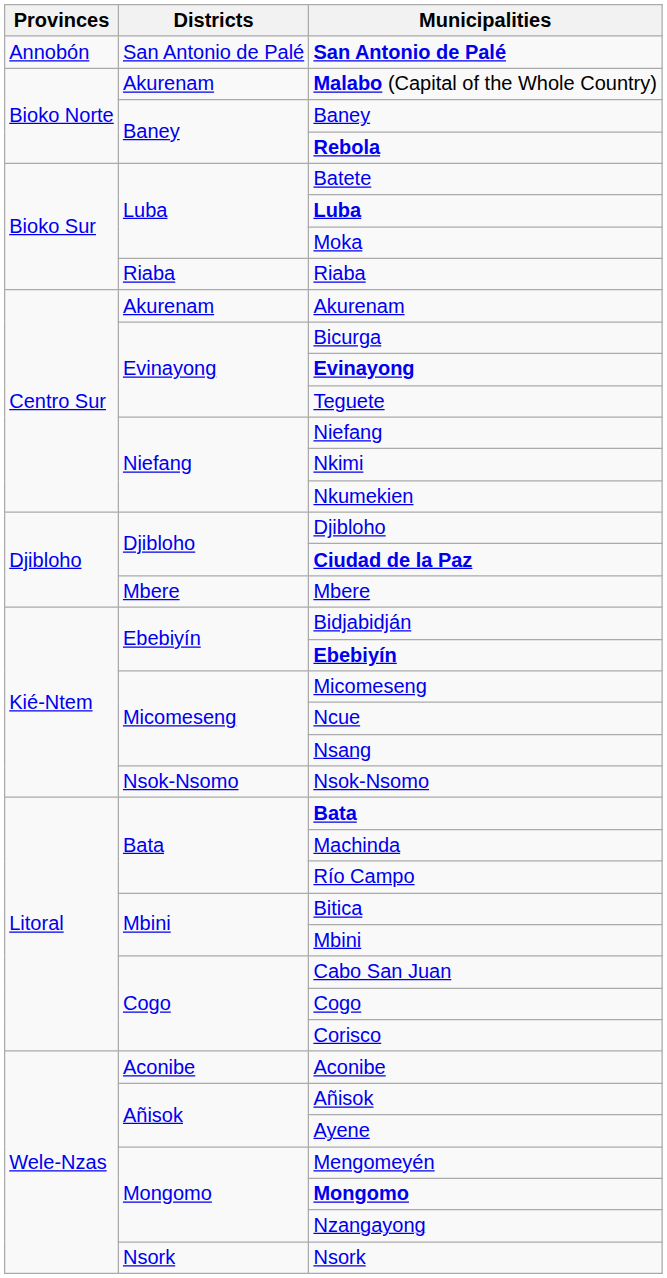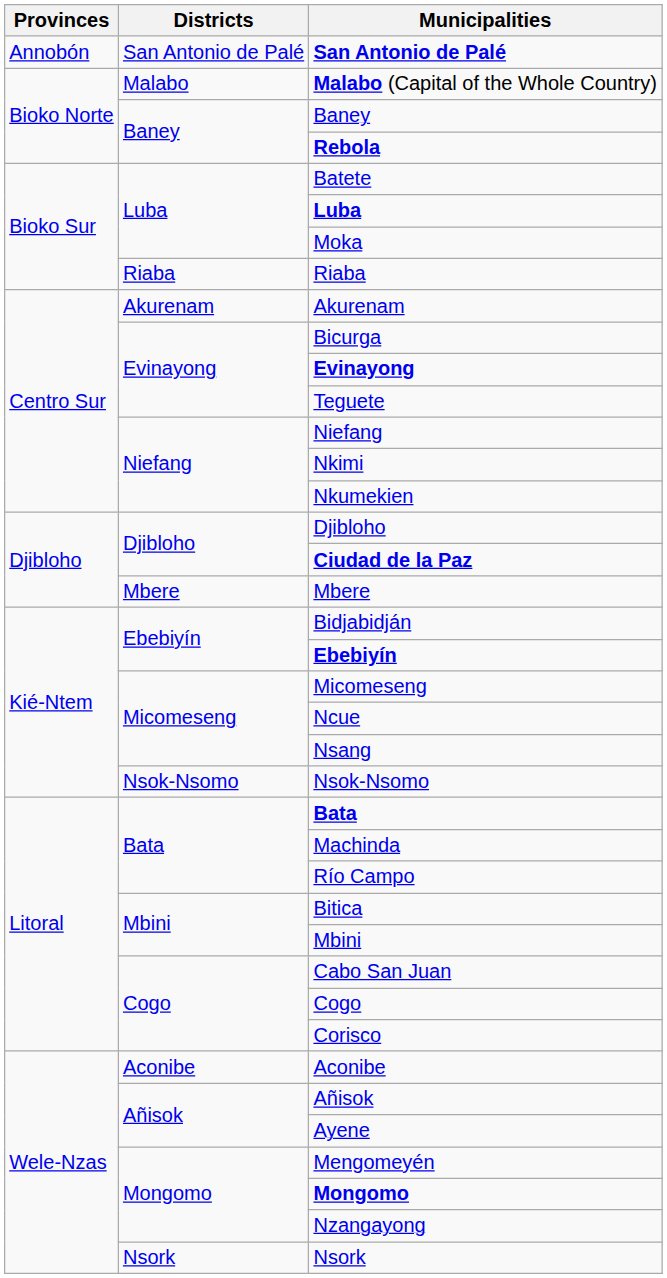(169, 83) Akurenam -> (156, 83) Malabo
